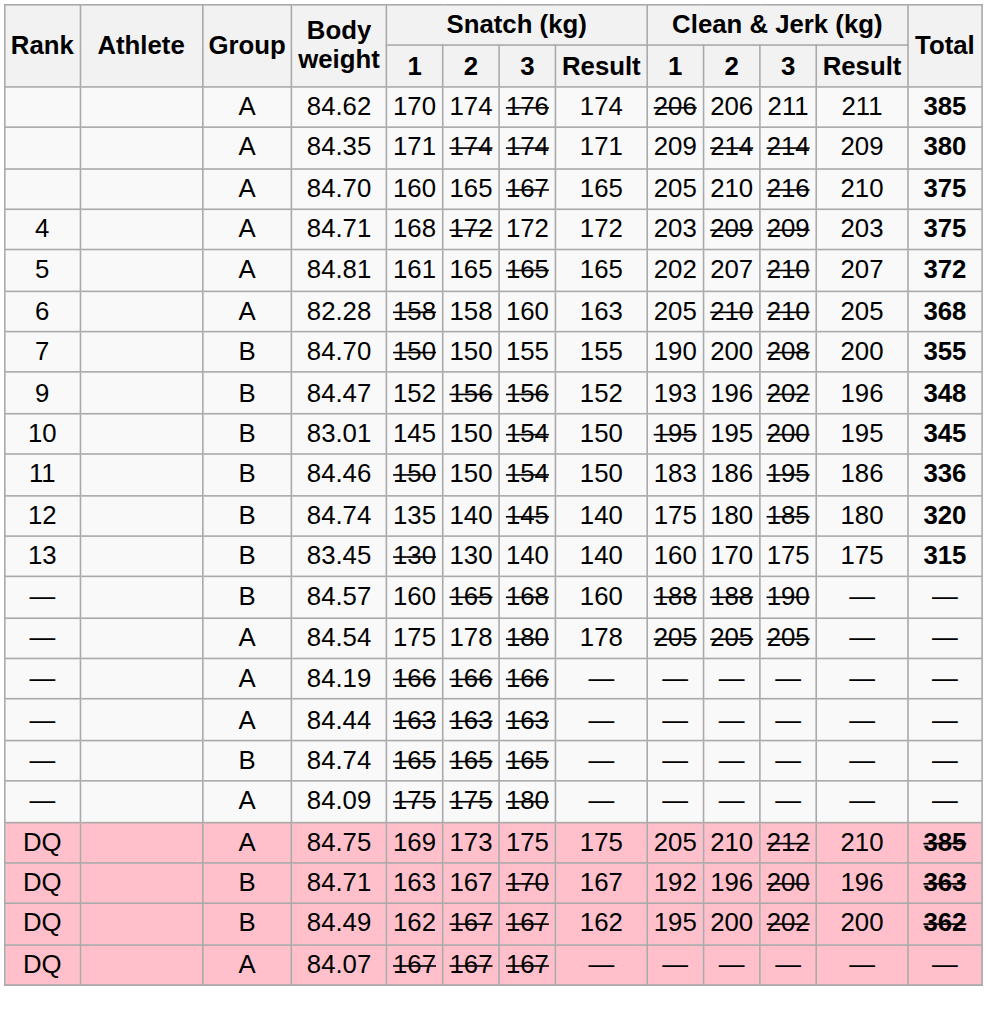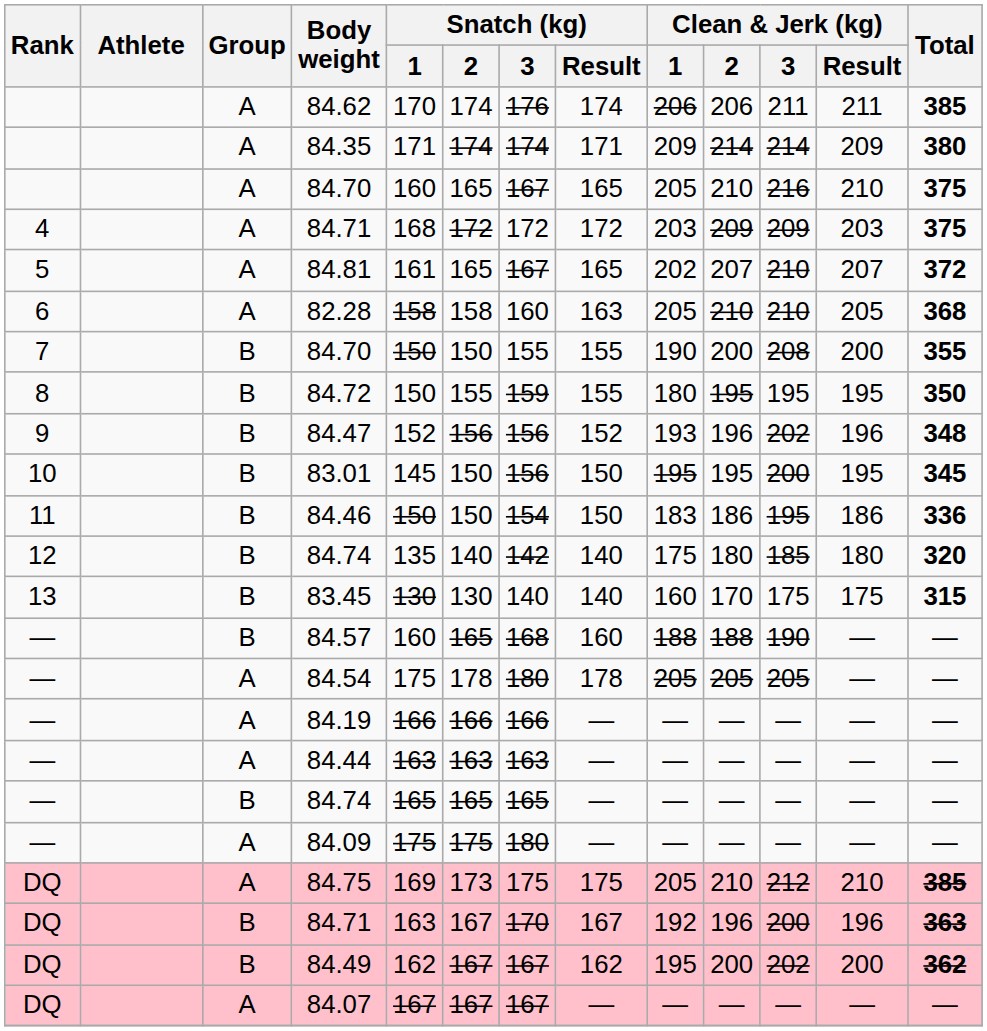(527, 270) 165 -> (527, 270) 167
+ row: (42, 392)
(527, 433) 154 -> (527, 474) 156
(527, 515) 145 -> (527, 556) 142
